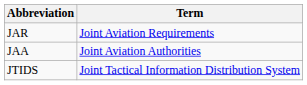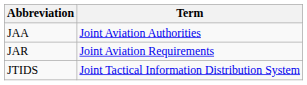rows swapped: (18, 51) <-> (18, 32)
